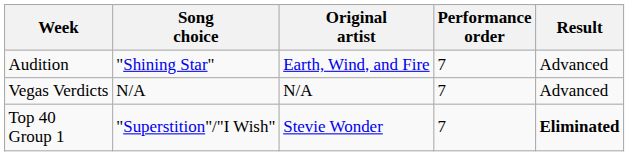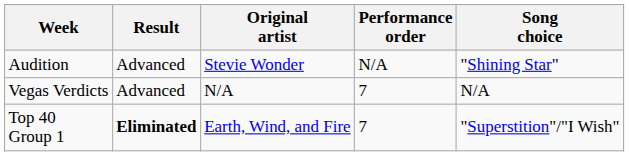columns swapped: (196, 27) <-> (579, 27)
(356, 63) Earth, Wind, and Fire -> (254, 63) Stevie Wonder
(442, 63) 7 -> (373, 63) N/A
(333, 127) Stevie Wonder -> (277, 127) Earth, Wind, and Fire
